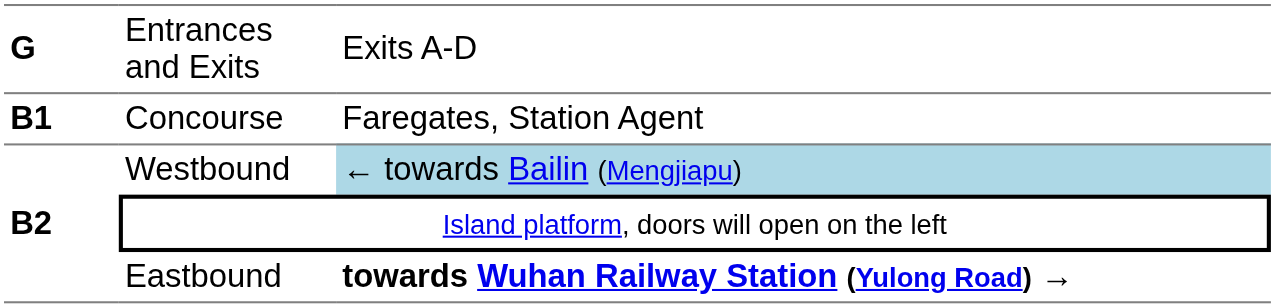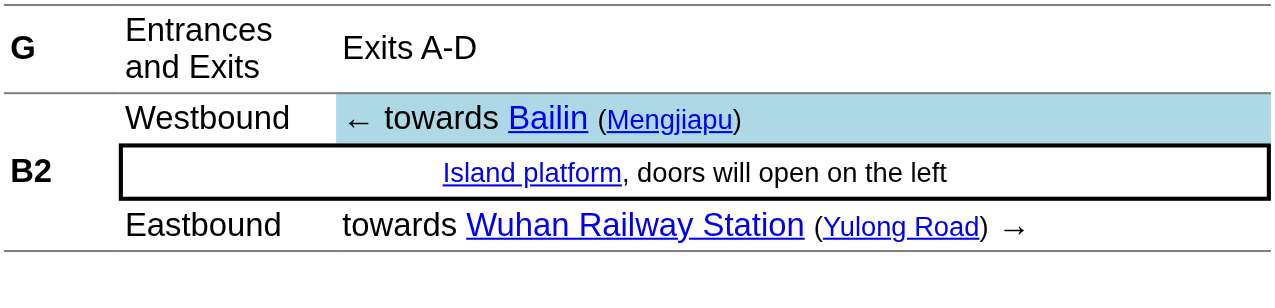- row: (204, 118)
(708, 276) bold -> (686, 224) normal
